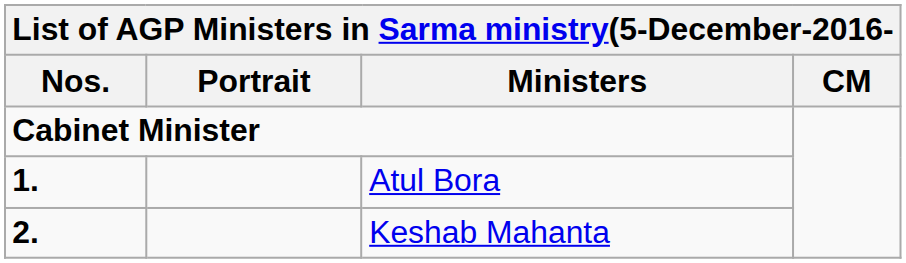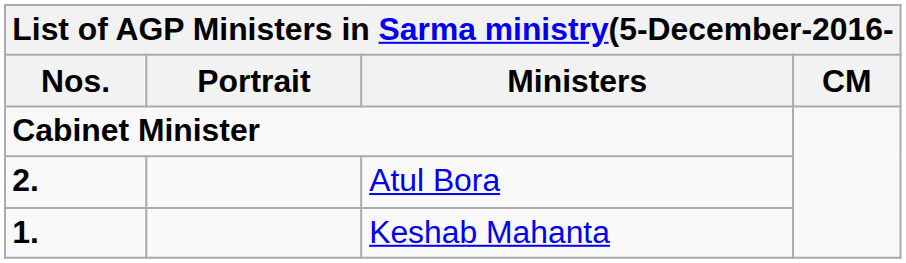(26, 181) 1. -> (26, 181) 2.
(26, 231) 2. -> (26, 231) 1.
